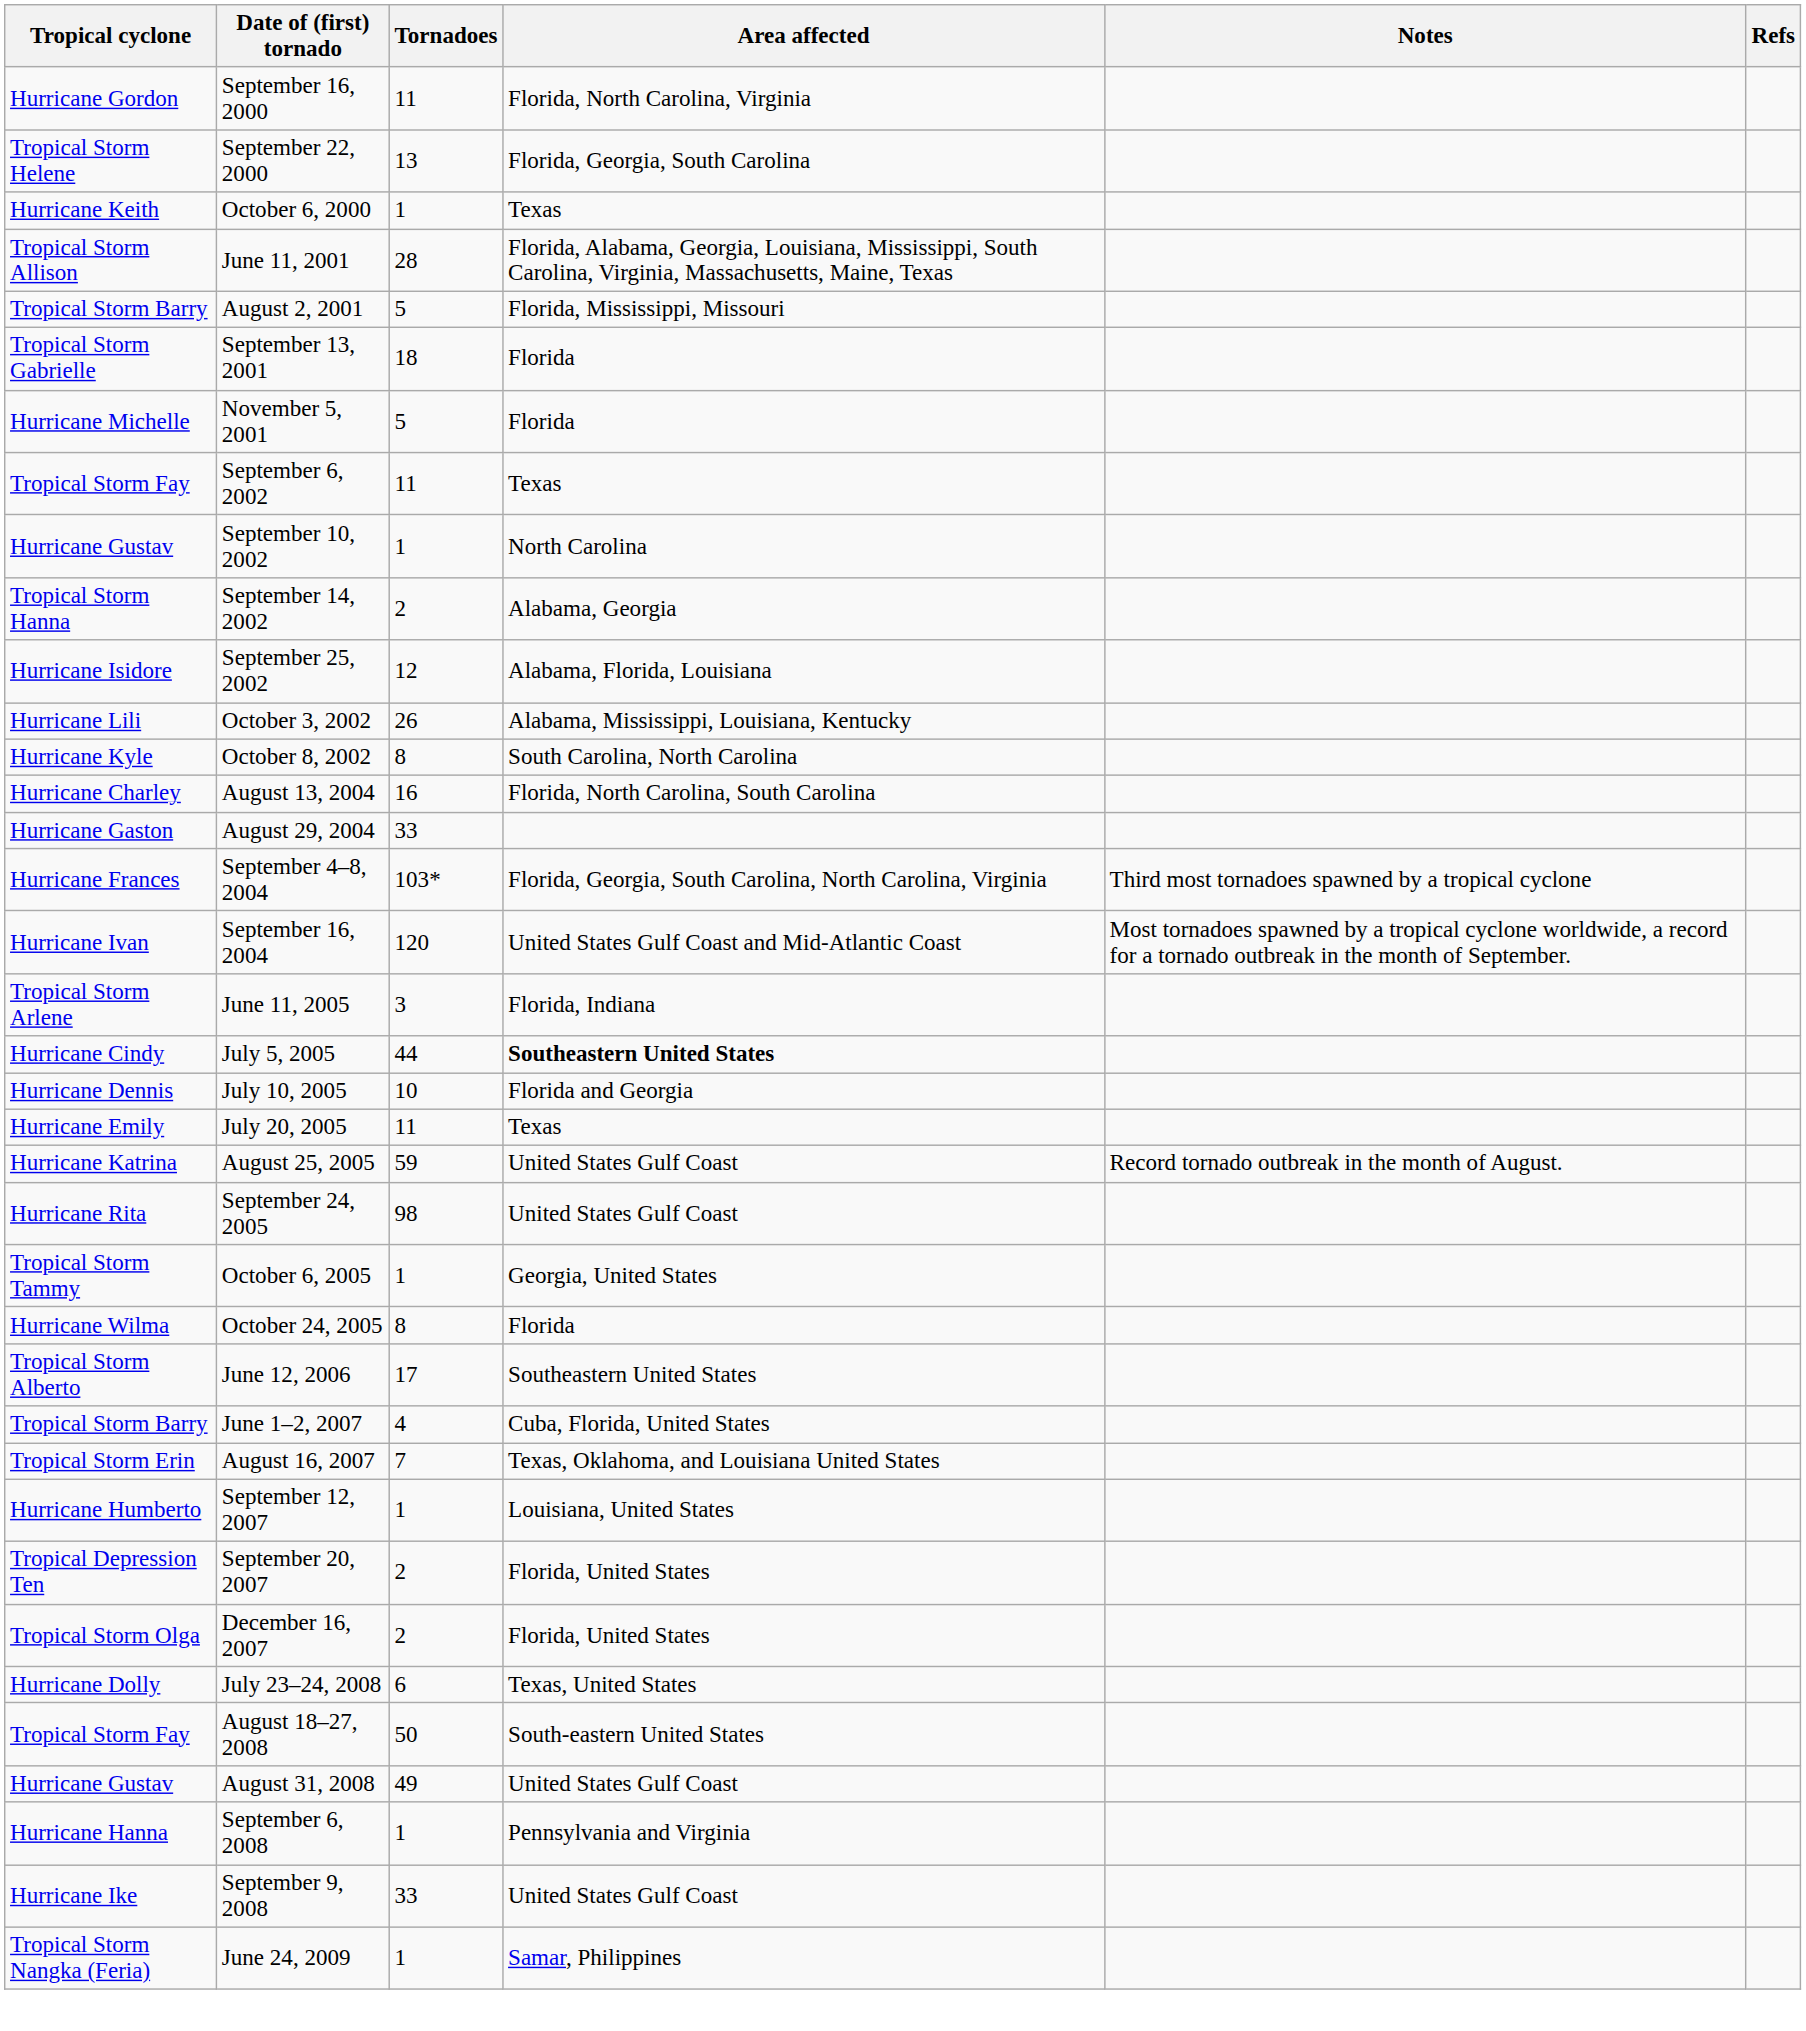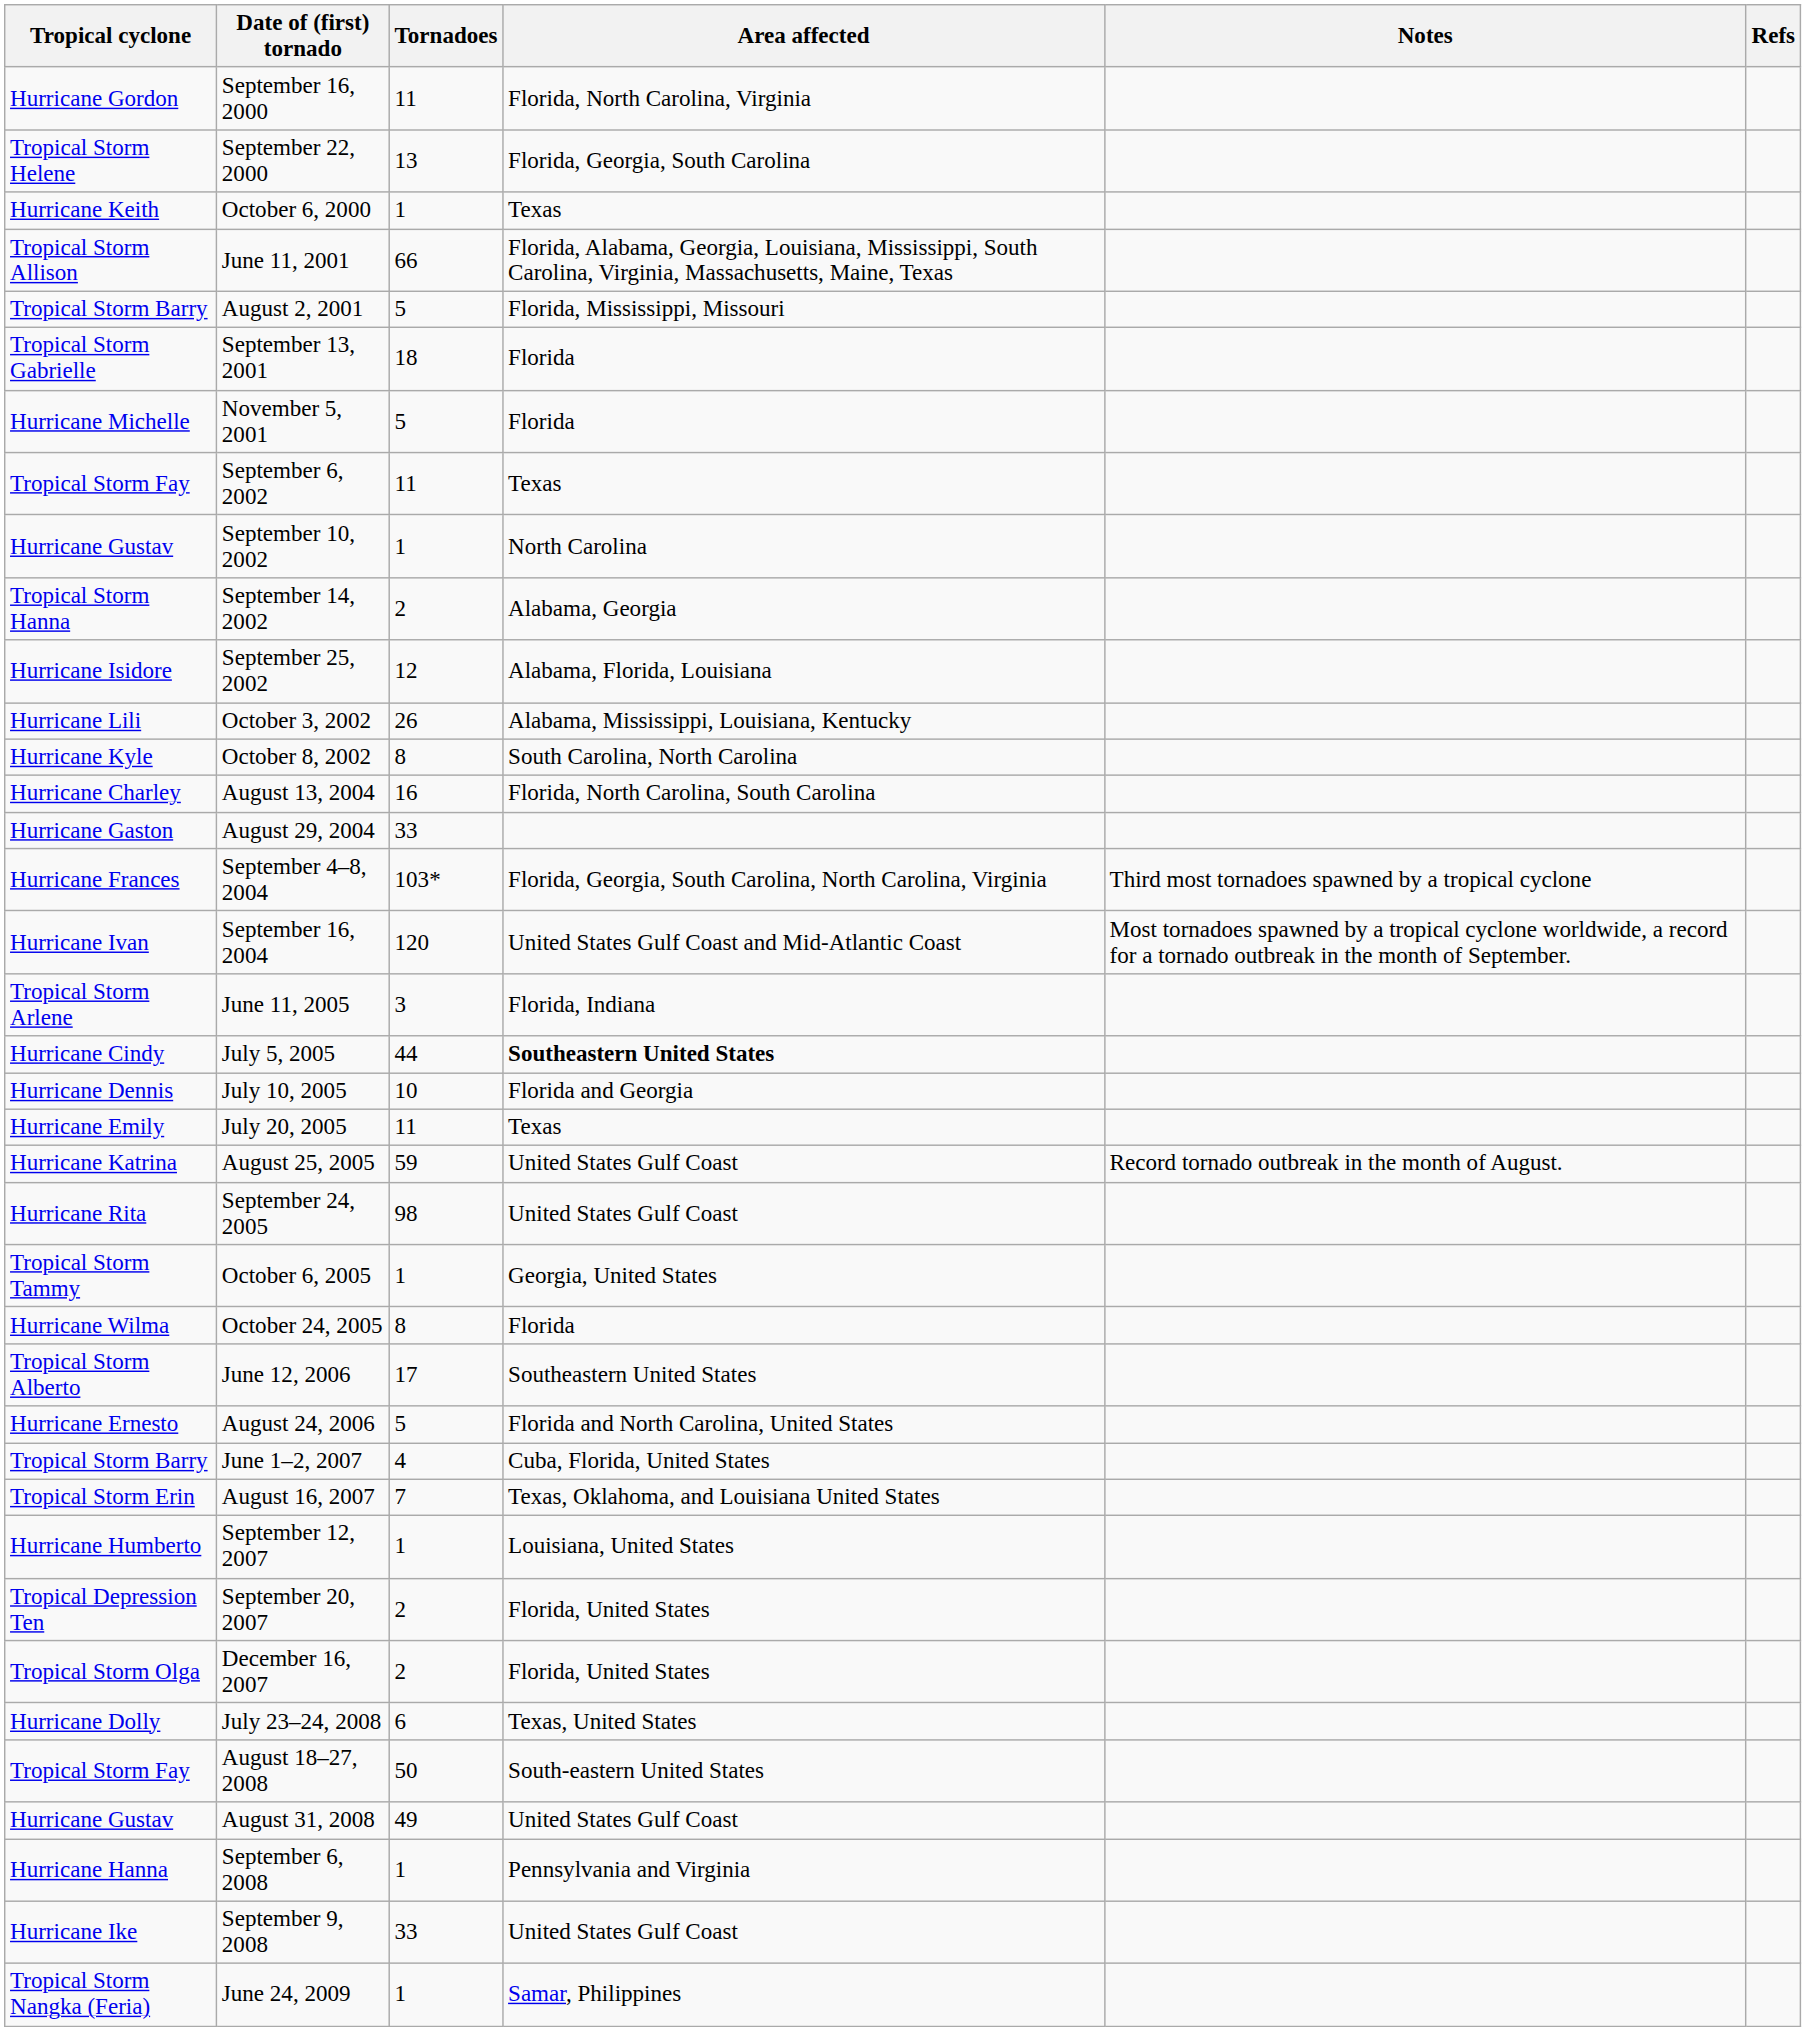(406, 259) 28 -> (406, 259) 66
+ row: (298, 1424)
